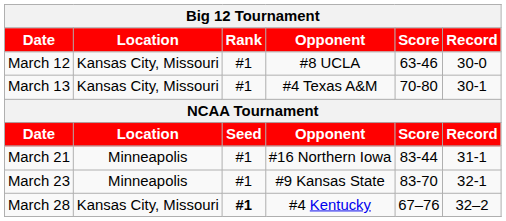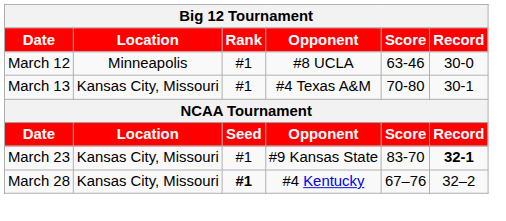(148, 63) Kansas City, Missouri -> (148, 63) Minneapolis
- row: (39, 157)
(148, 181) Minneapolis -> (148, 157) Kansas City, Missouri
(472, 181) normal -> (459, 157) bold
